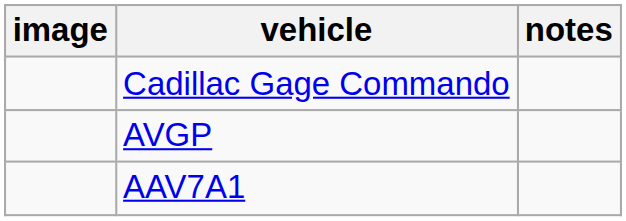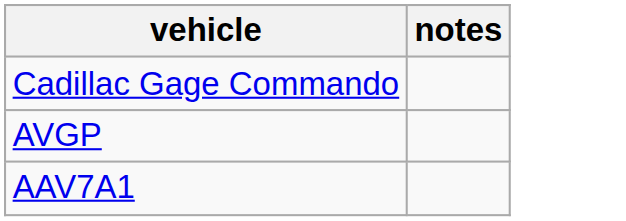- column: (60, 30)
